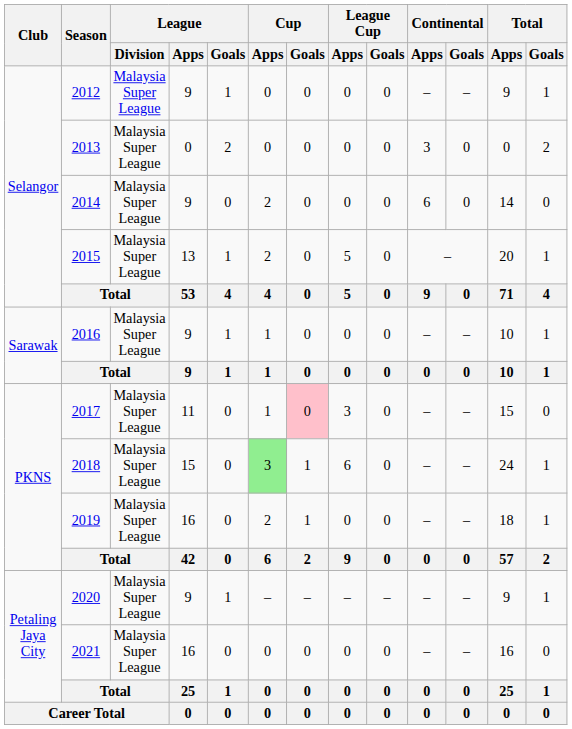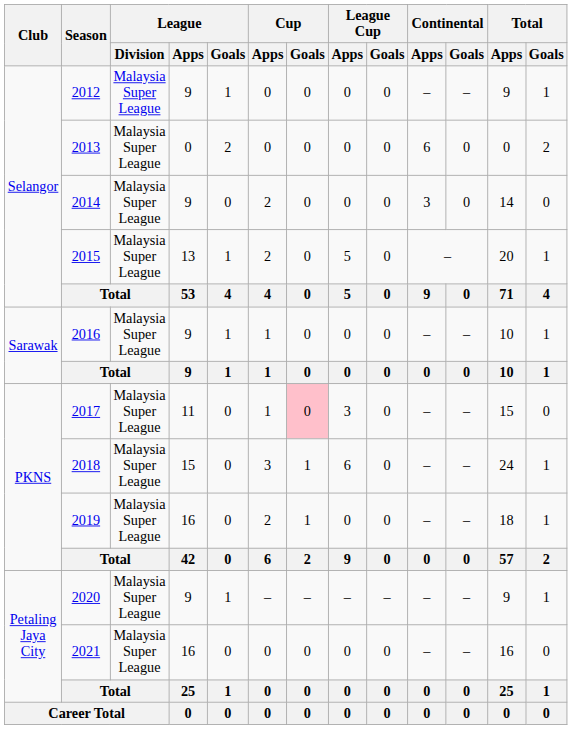(427, 147) 3 -> (427, 147) 6
(427, 202) 6 -> (427, 202) 3
(268, 465) lightgreen background -> (268, 465) no background
